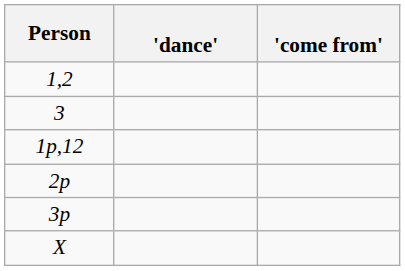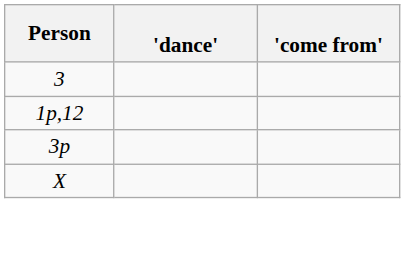- row: (59, 79)
- row: (59, 180)
